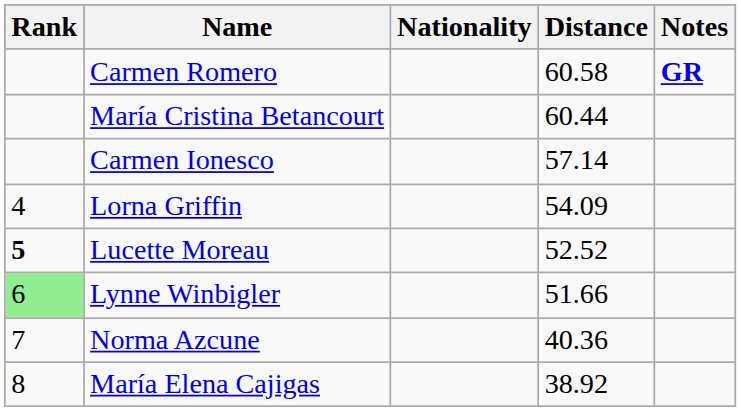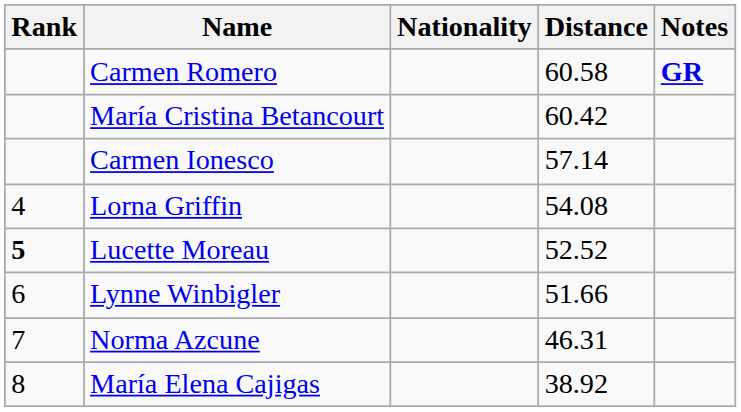(576, 116) 60.44 -> (576, 116) 60.42
(576, 205) 54.09 -> (576, 205) 54.08
(18, 294) lightgreen background -> (18, 294) no background
(576, 339) 40.36 -> (576, 339) 46.31
